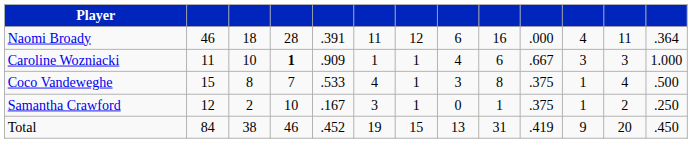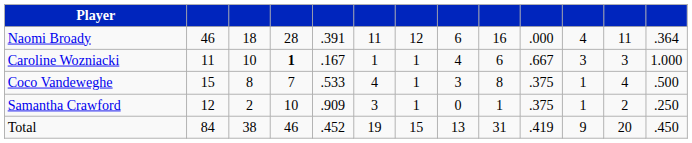(333, 60) .909 -> (333, 60) .167
(333, 104) .167 -> (333, 104) .909
